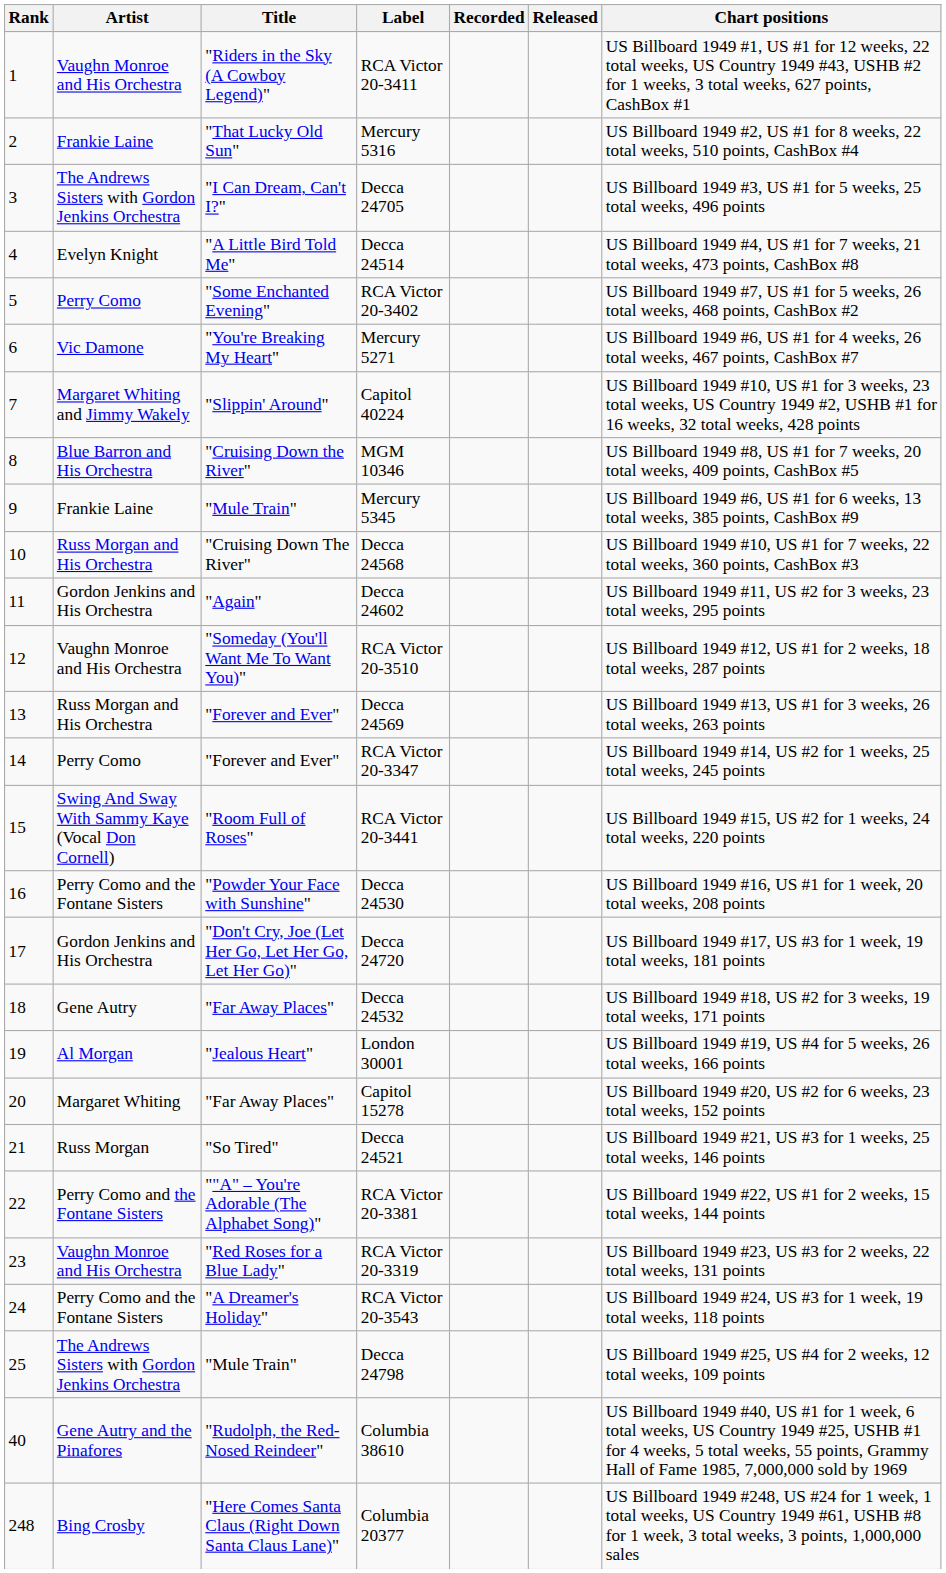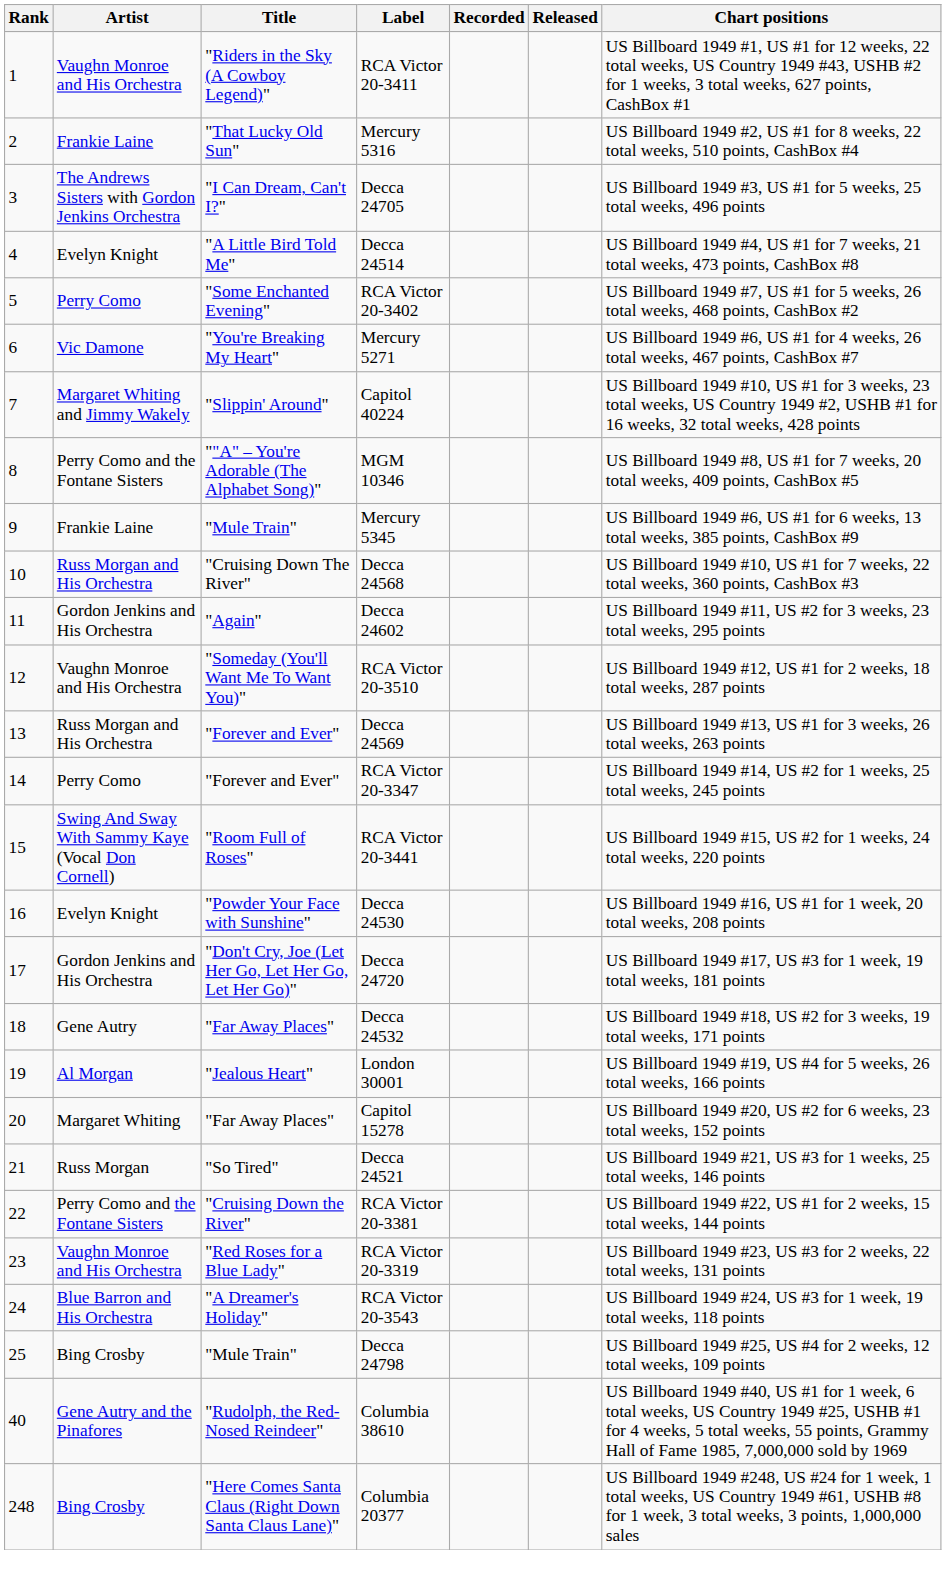(114, 461) Blue Barron and His Orchestra -> (126, 470) Perry Como and the Fontane Sisters
(275, 461) "Cruising Down the River" -> (263, 470) ""A" – You're Adorable (The Alphabet Song)"
(126, 894) Perry Como and the Fontane Sisters -> (107, 913) Evelyn Knight
(263, 1204) ""A" – You're Adorable (The Alphabet Song)" -> (275, 1214) "Cruising Down the River"
(126, 1307) Perry Como and the Fontane Sisters -> (114, 1307) Blue Barron and His Orchestra
(126, 1364) The Andrews Sisters with Gordon Jenkins Orchestra -> (101, 1354) Bing Crosby
